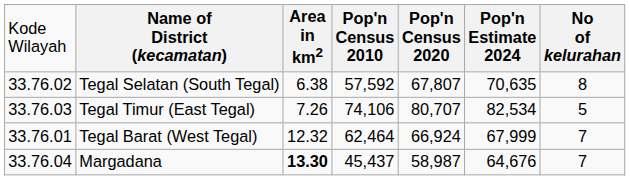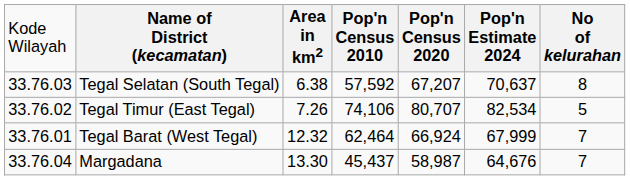(40, 84) 33.76.02 -> (40, 84) 33.76.03
(436, 84) 67,807 -> (436, 84) 67,207
(511, 84) 70,635 -> (511, 84) 70,637
(40, 110) 33.76.03 -> (40, 110) 33.76.02
(307, 162) bold -> (307, 162) normal
